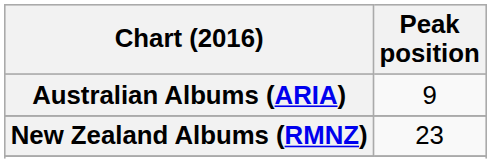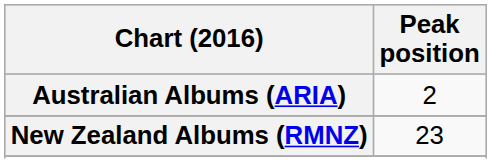(430, 94) 9 -> (430, 94) 2
